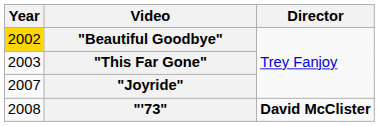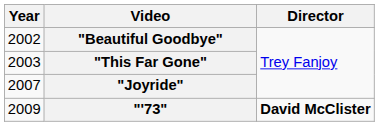(24, 39) gold background -> (24, 39) no background
(24, 109) 2008 -> (24, 109) 2009
